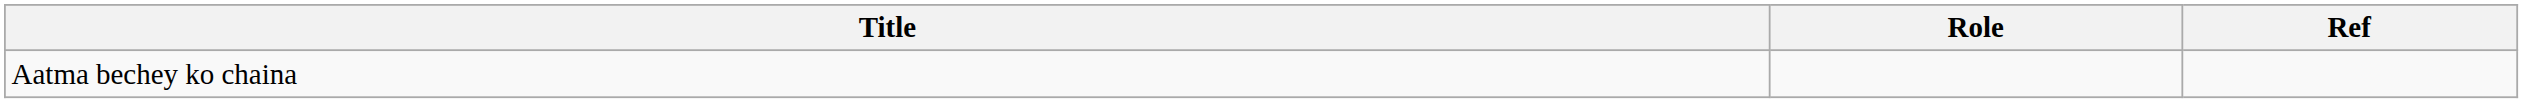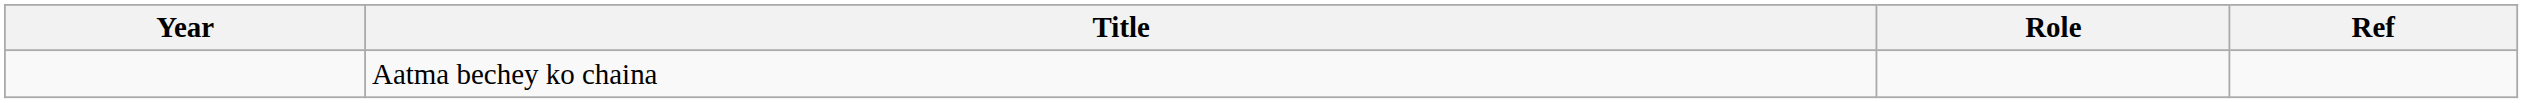+ column: (185, 27)
